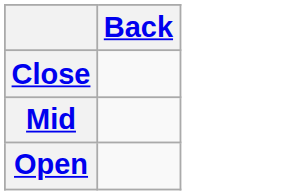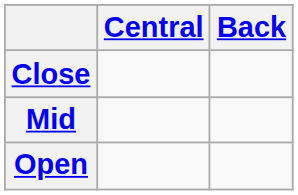+ column: (154, 27)
